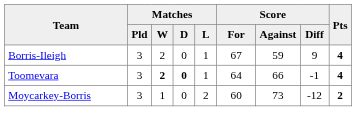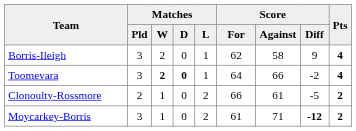(236, 55) 67 -> (236, 55) 62
(278, 55) 59 -> (278, 55) 58
(314, 75) -1 -> (314, 75) -2
+ row: (55, 95)
(236, 95) 60 -> (236, 116) 61
(278, 95) 73 -> (278, 116) 71
(314, 95) normal -> (314, 116) bold
